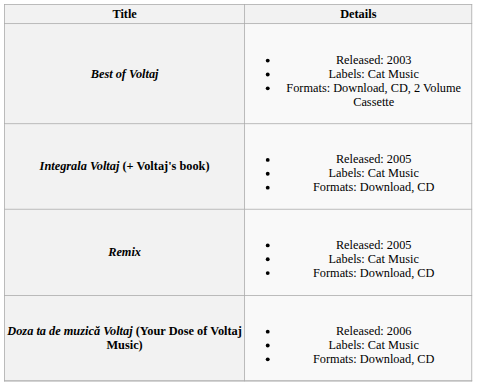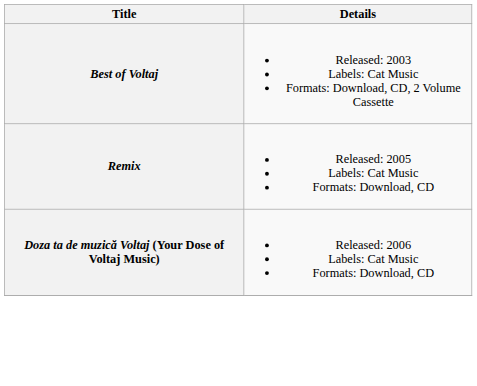- row: (125, 166)
